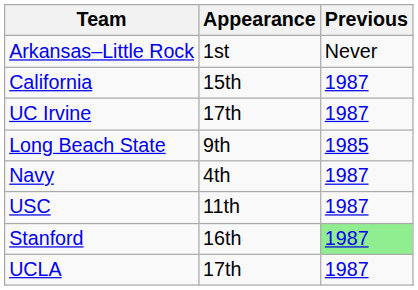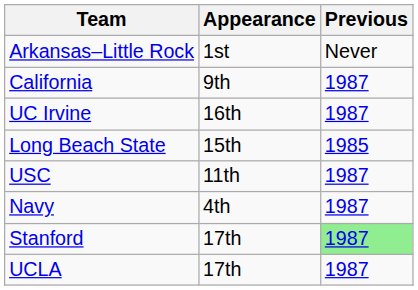(222, 82) 15th -> (217, 82) 9th
(222, 113) 17th -> (222, 113) 16th
(217, 144) 9th -> (222, 144) 15th
rows swapped: (32, 176) <-> (30, 207)
(222, 238) 16th -> (222, 238) 17th
